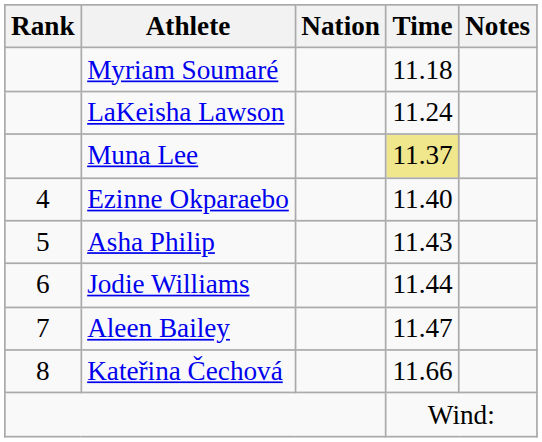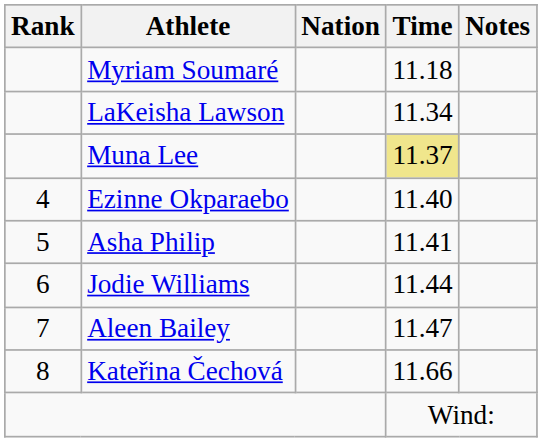(423, 112) 11.24 -> (423, 112) 11.34
(423, 241) 11.43 -> (423, 241) 11.41
